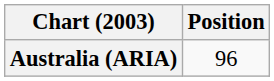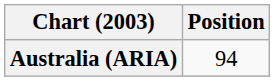(226, 57) 96 -> (226, 57) 94
